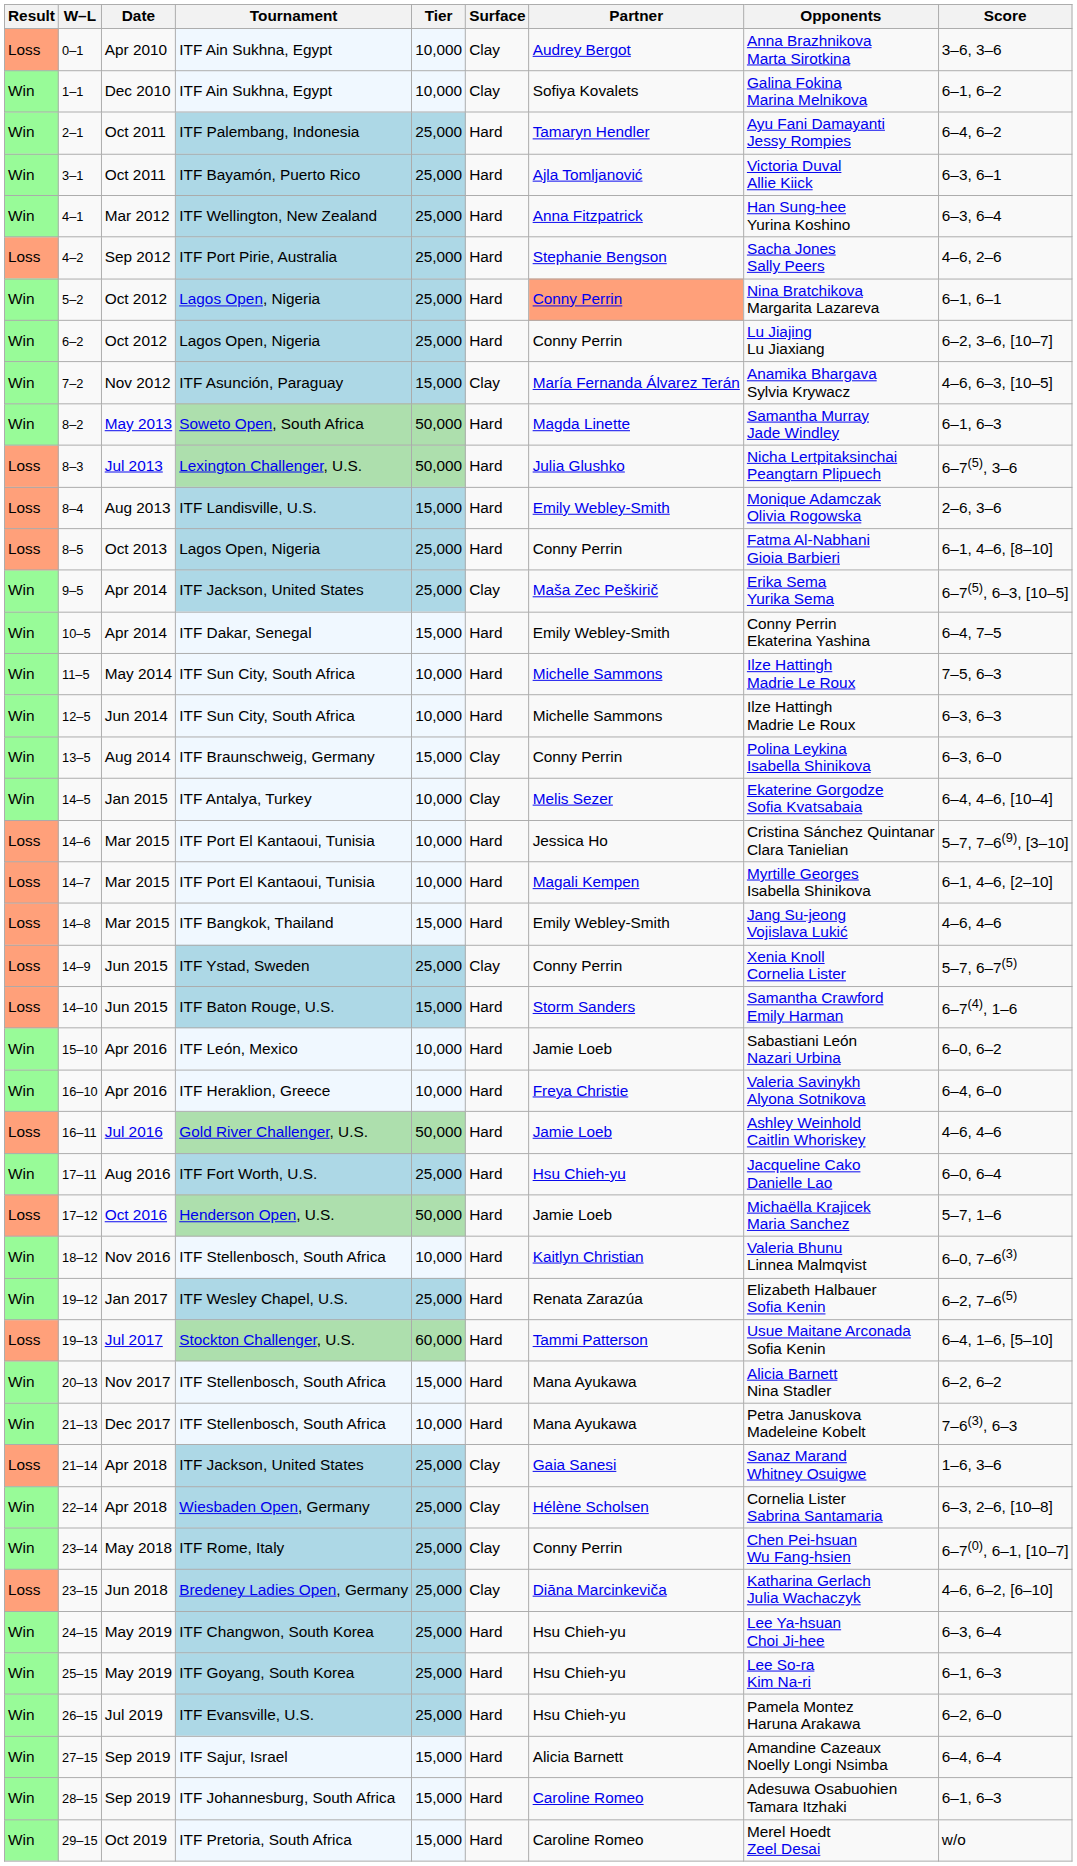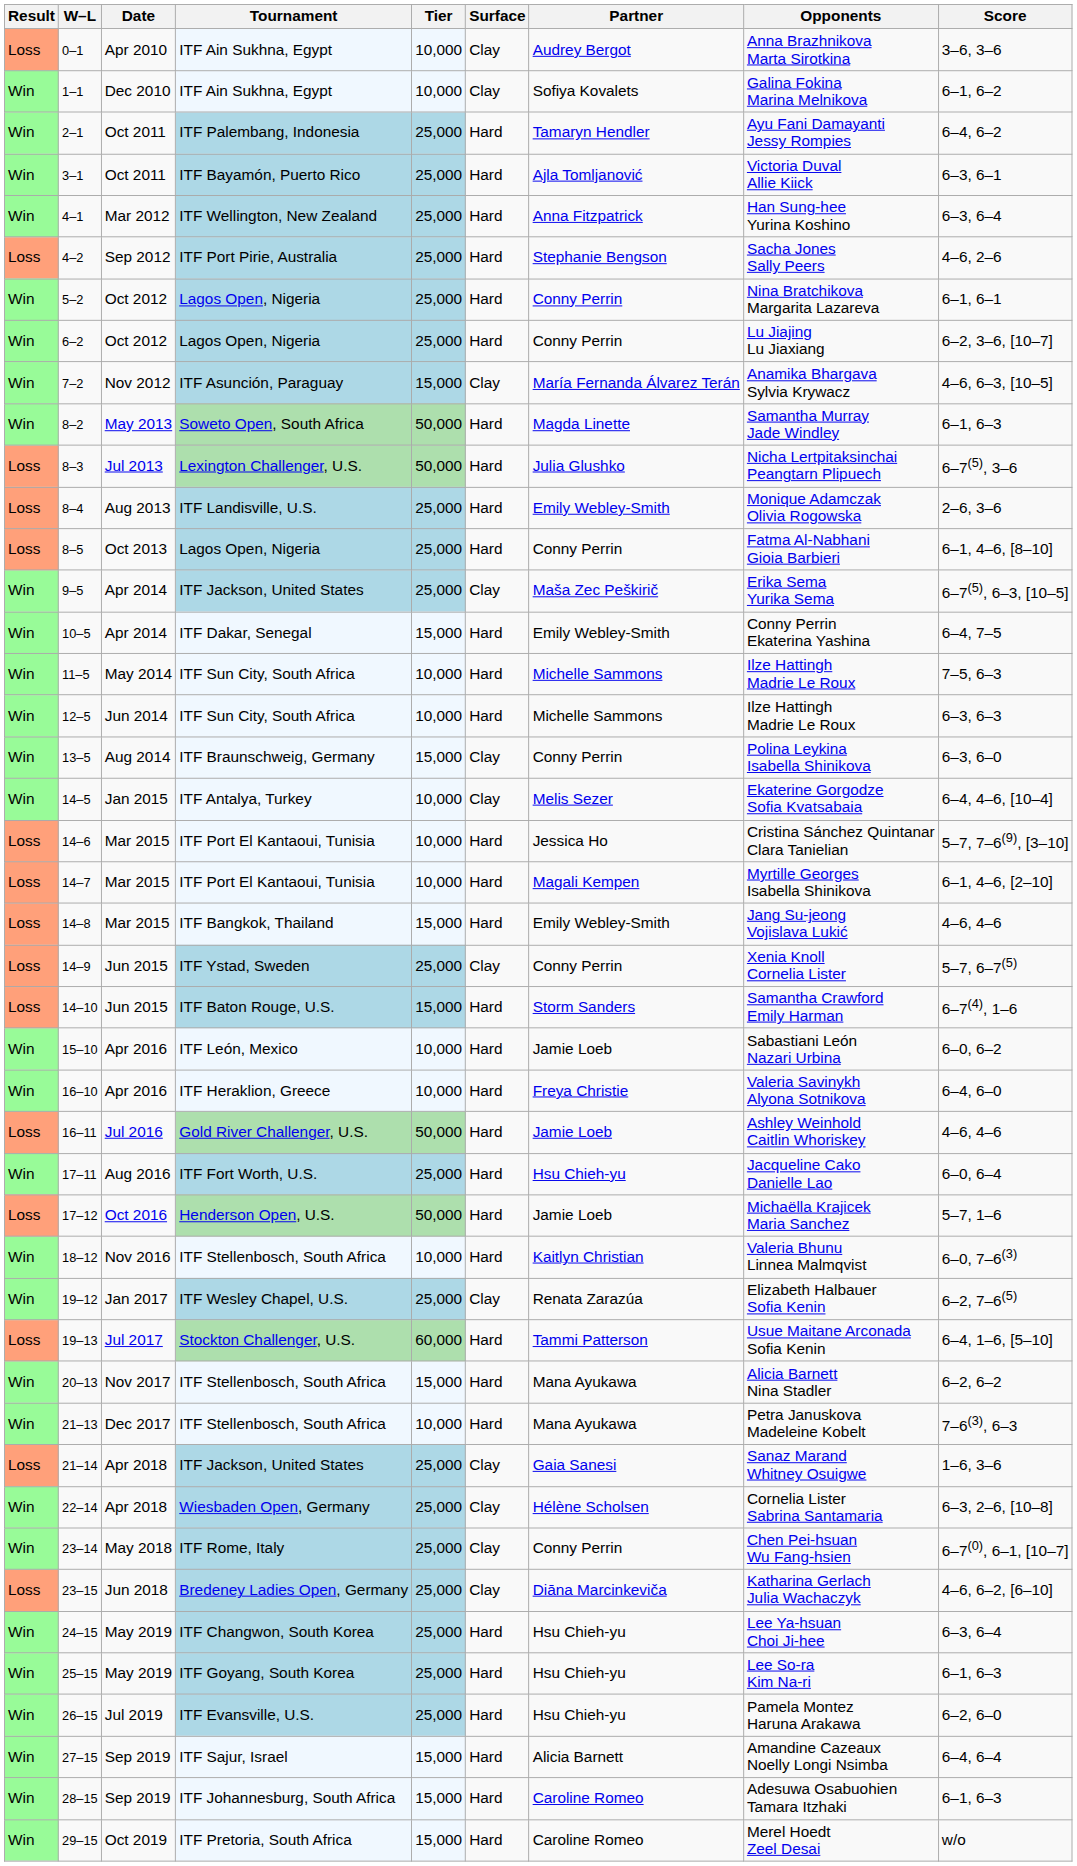(577, 299) lightsalmon background -> (577, 299) no background
(439, 507) 15,000 -> (439, 507) 25,000
(486, 1298) Hard -> (485, 1298) Clay
